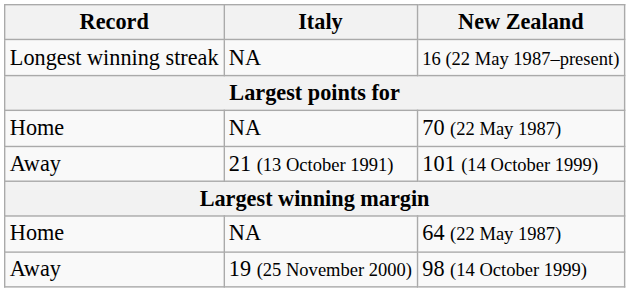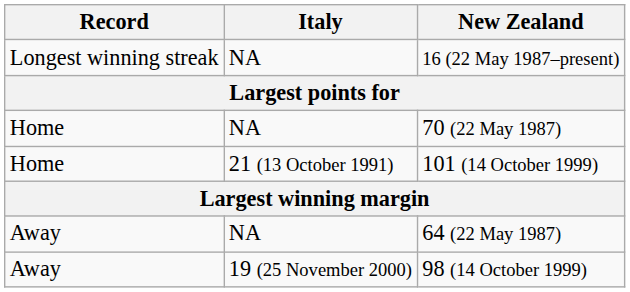(35, 163) Away -> (37, 163) Home
(37, 233) Home -> (35, 233) Away
